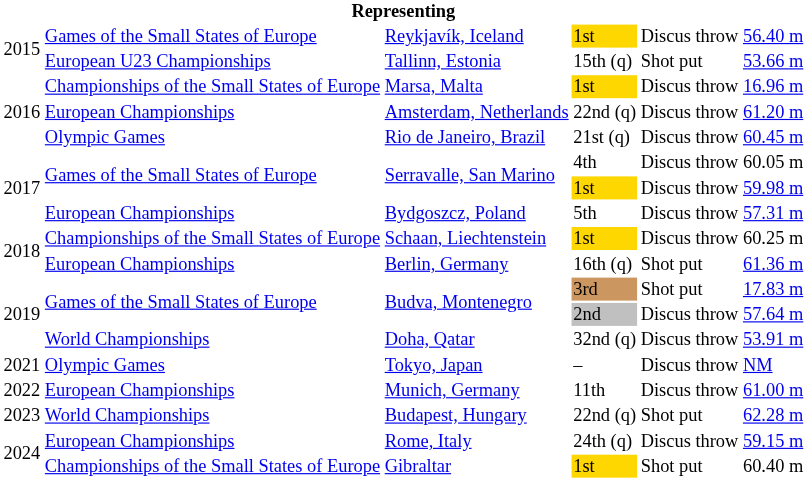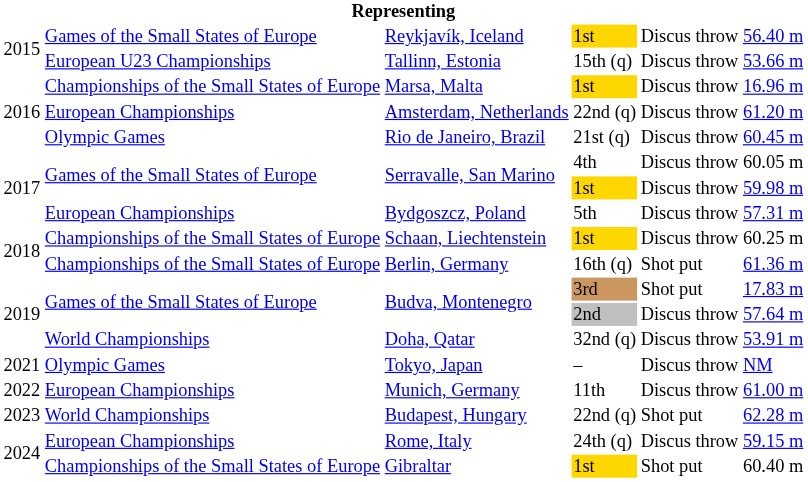(672, 61) Shot put -> (690, 61) Discus throw
(140, 263) European Championships -> (212, 263) Championships of the Small States of Europe
